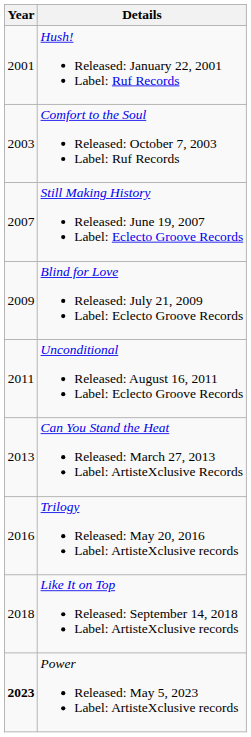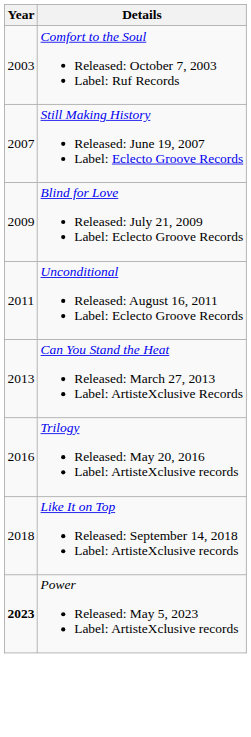- row: (142, 58)
